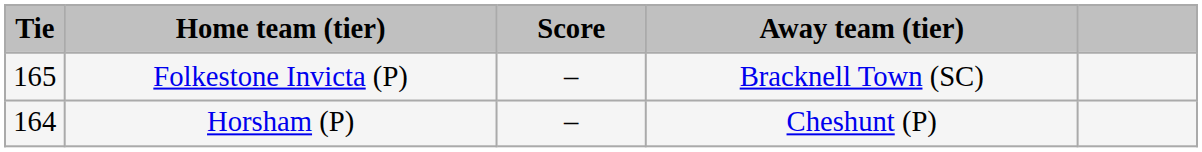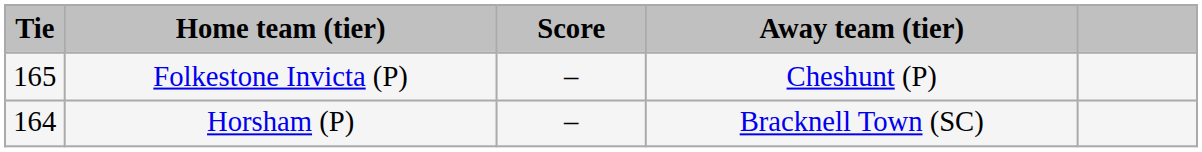(862, 75) Bracknell Town (SC) -> (862, 75) Cheshunt (P)
(862, 123) Cheshunt (P) -> (862, 123) Bracknell Town (SC)
